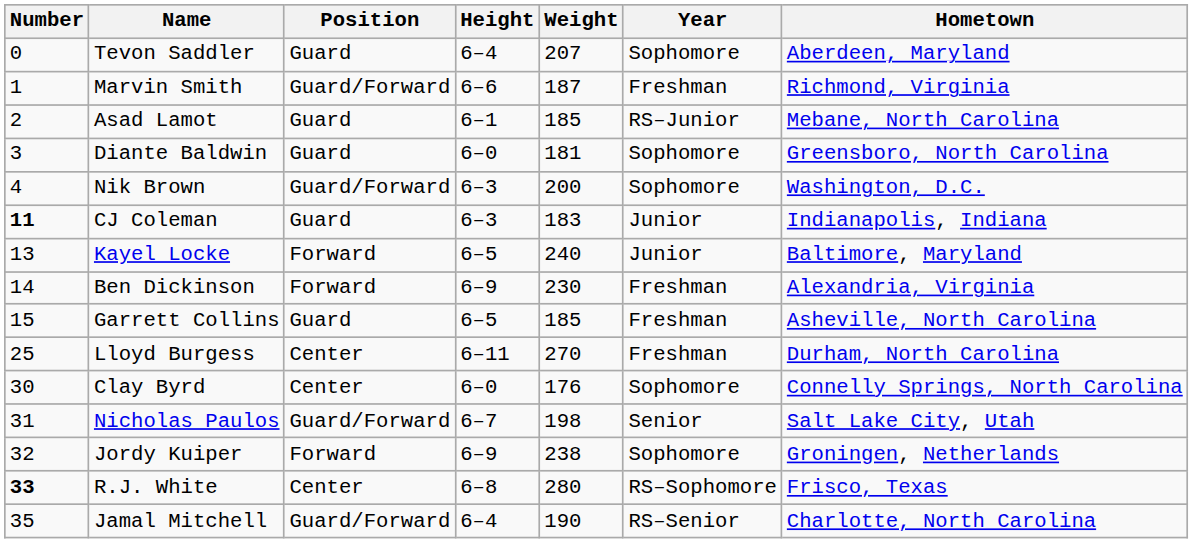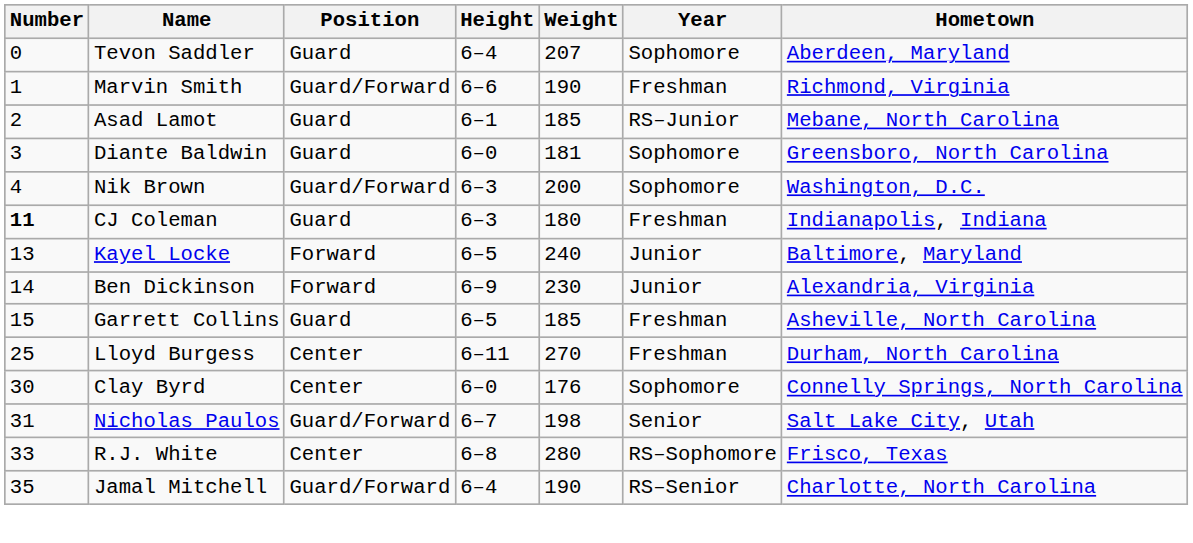(563, 88) 187 -> (563, 88) 190
(563, 222) 183 -> (563, 222) 180
(666, 222) Junior -> (678, 222) Freshman
(678, 288) Freshman -> (666, 288) Junior
- row: (168, 455)
(22, 488) bold -> (22, 455) normal
